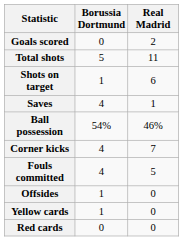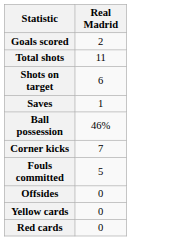- column: (101, 18)
